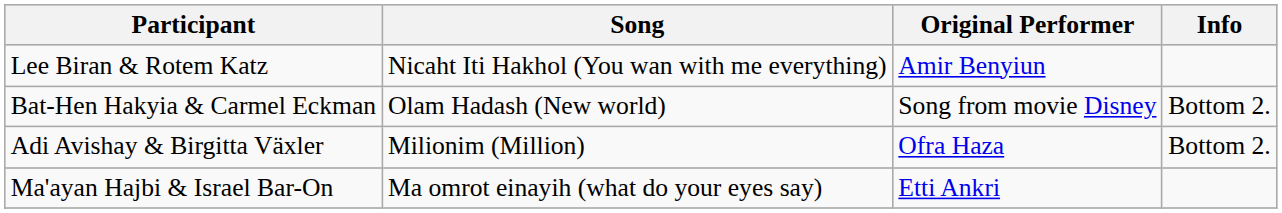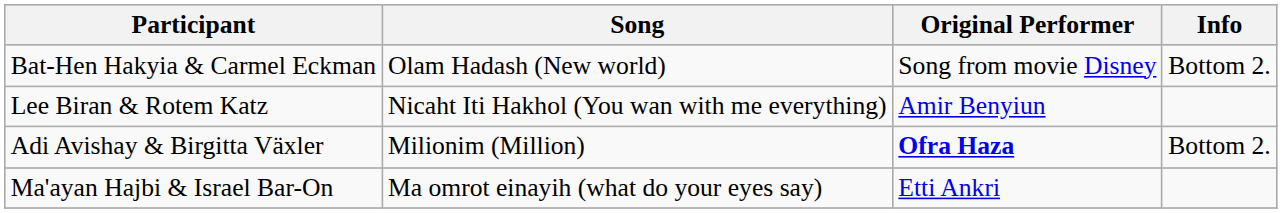rows swapped: (139, 65) <-> (193, 106)
(951, 146) normal -> (956, 146) bold
